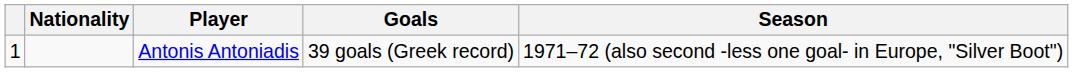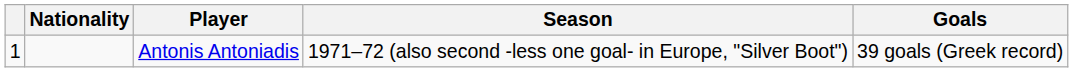columns swapped: (411, 19) <-> (793, 19)
